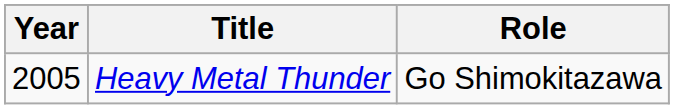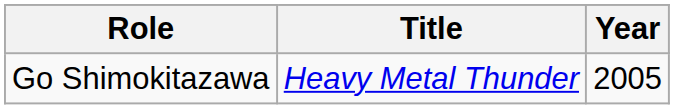columns swapped: (46, 28) <-> (533, 28)
